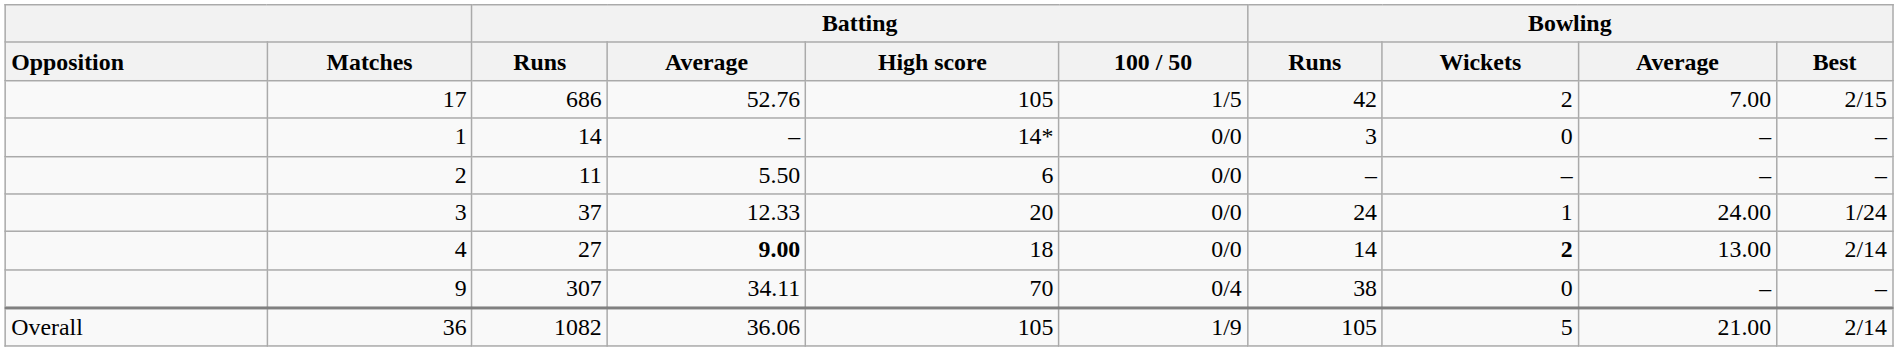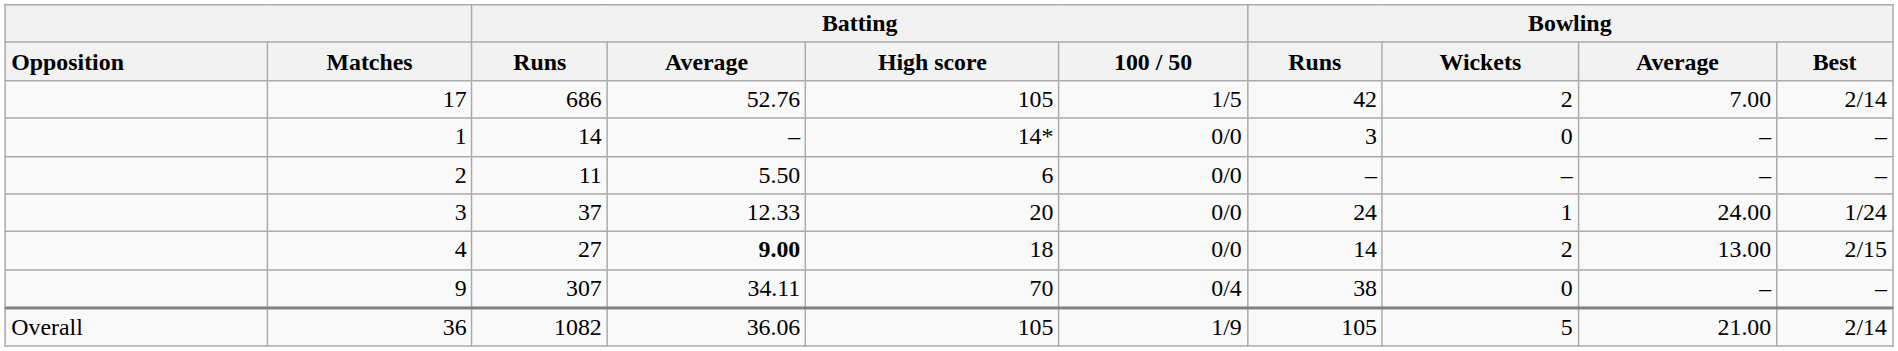(1866, 99) 2/15 -> (1866, 99) 2/14
(1567, 250) bold -> (1567, 250) normal
(1866, 250) 2/14 -> (1866, 250) 2/15
